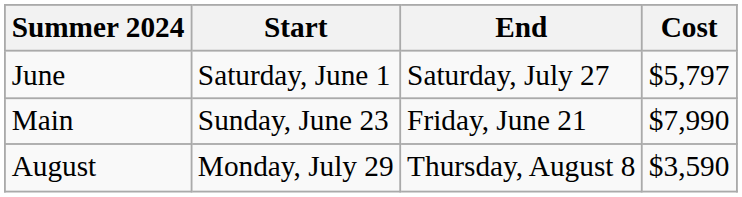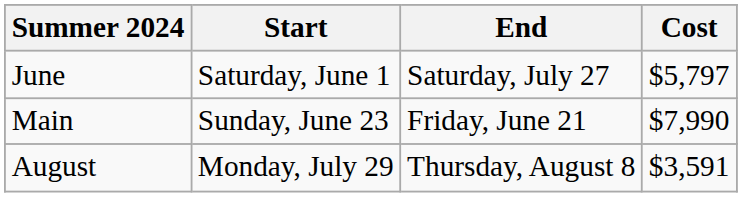(689, 167) $3,590 -> (689, 167) $3,591
